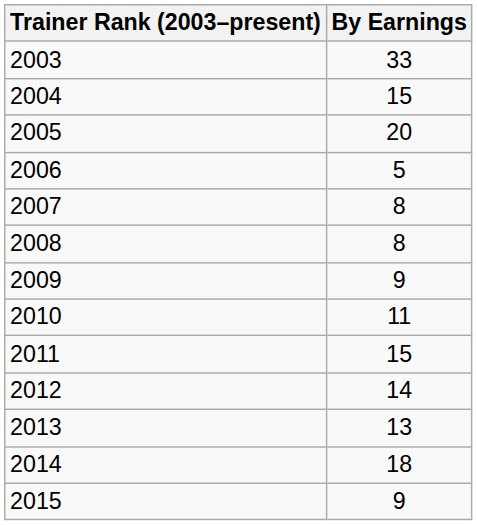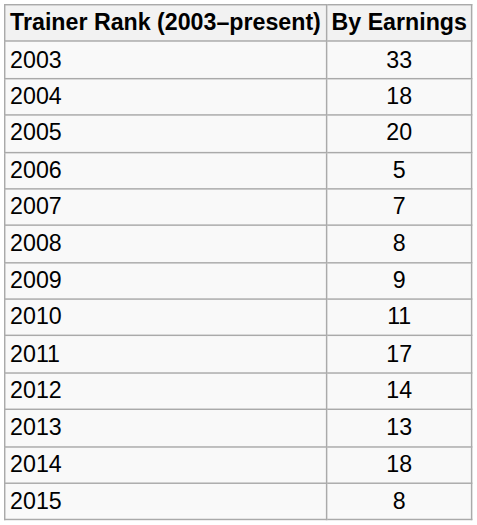(399, 96) 15 -> (399, 96) 18
(399, 206) 8 -> (399, 206) 7
(399, 354) 15 -> (399, 354) 17
(399, 501) 9 -> (399, 501) 8
